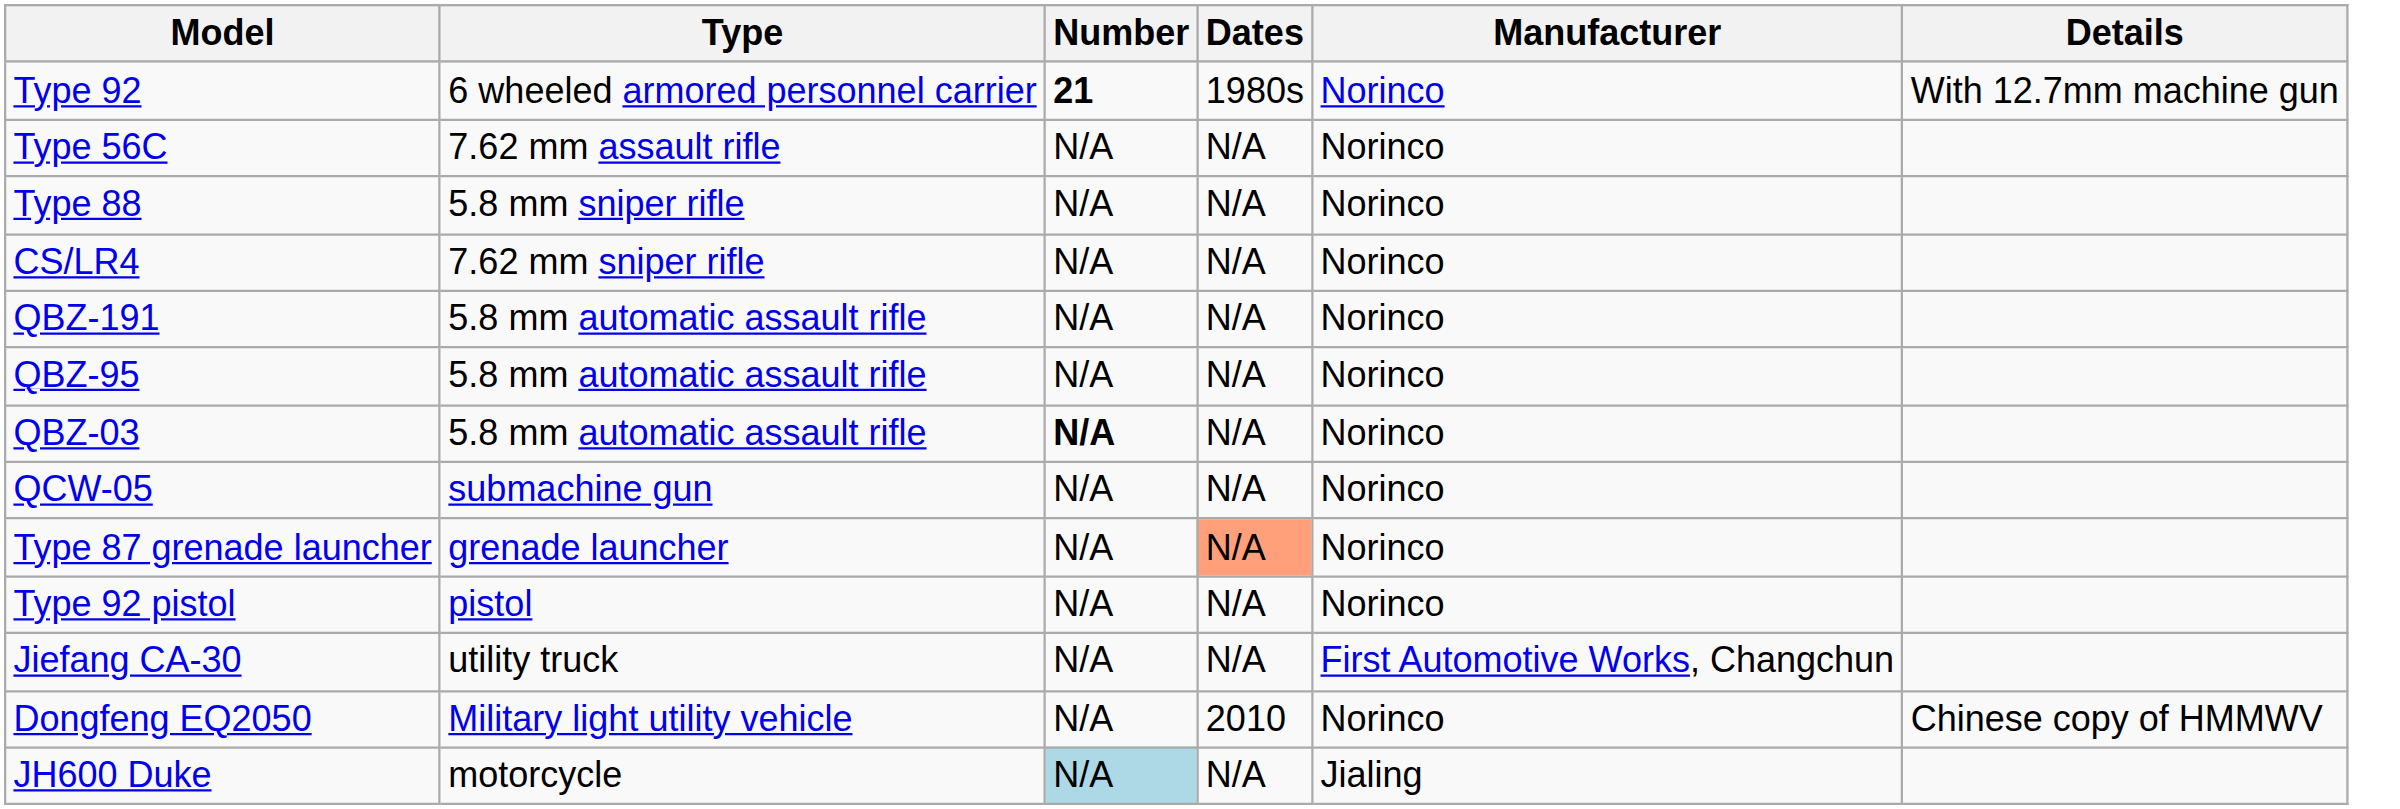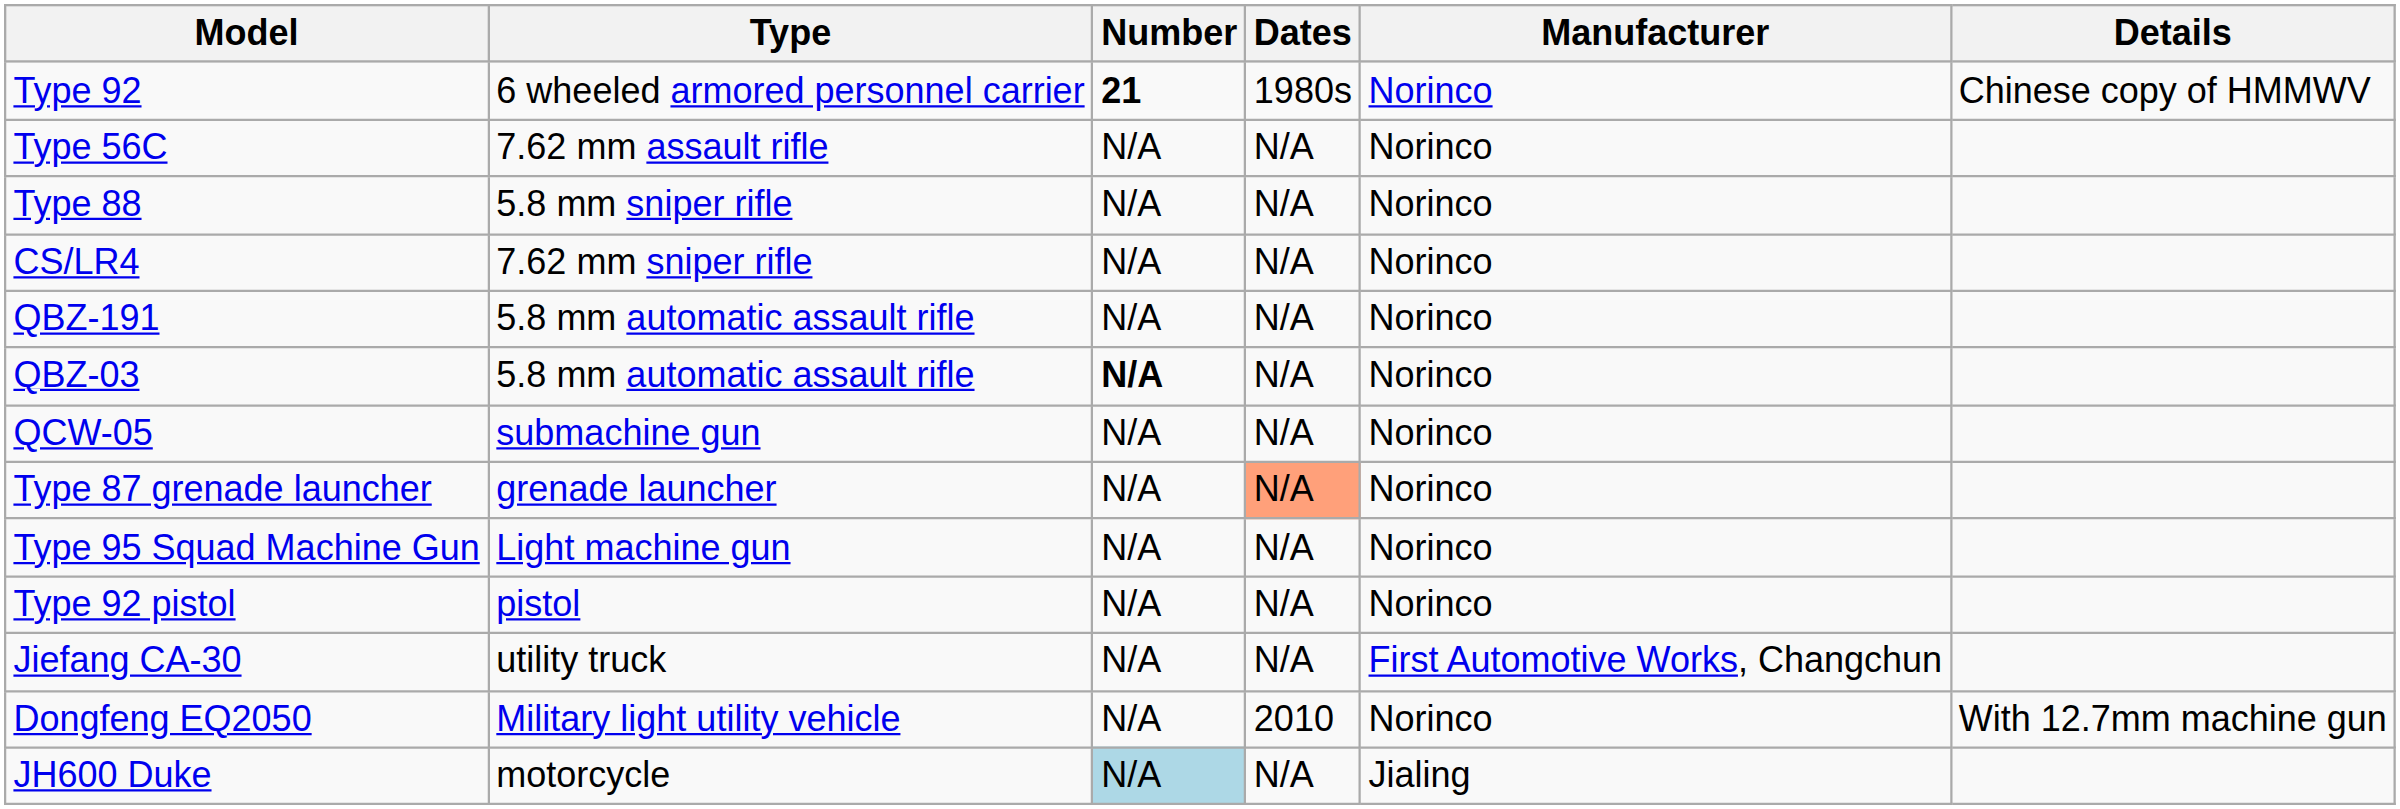(2125, 90) With 12.7mm machine gun -> (2165, 90) Chinese copy of HMMWV
- row: (76, 375)
+ row: (247, 546)
(2117, 718) Chinese copy of HMMWV -> (2173, 718) With 12.7mm machine gun
